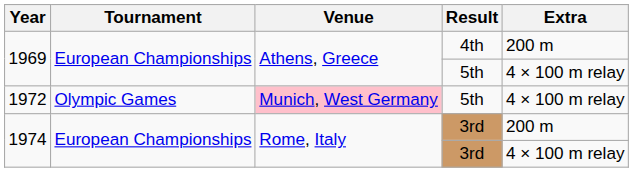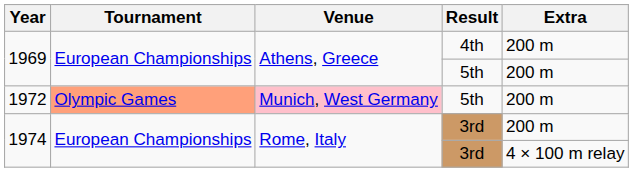(565, 72) 4 × 100 m relay -> (530, 72) 200 m
(115, 99) no background -> (115, 99) lightsalmon background
(565, 99) 4 × 100 m relay -> (530, 99) 200 m
